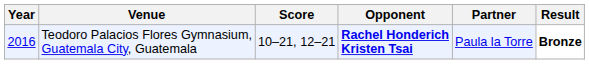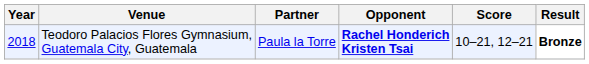columns swapped: (494, 15) <-> (297, 15)
(21, 42) 2016 -> (21, 42) 2018
